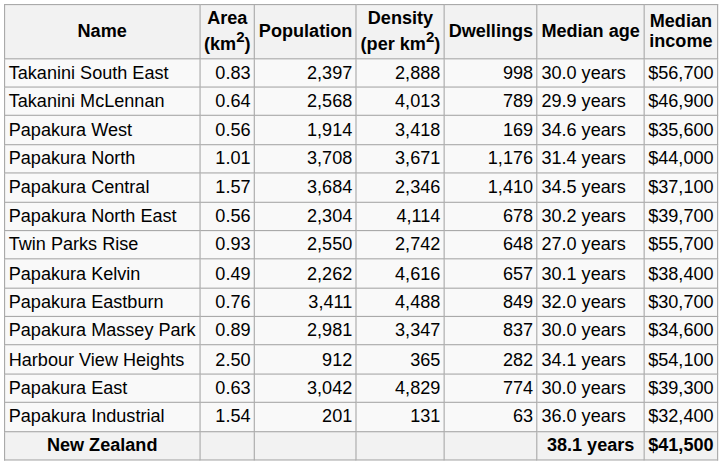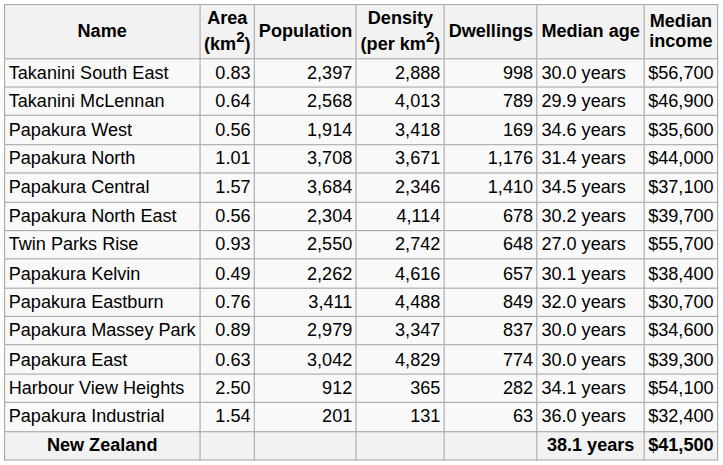(330, 330) 2,981 -> (330, 330) 2,979
rows swapped: (68, 388) <-> (97, 359)
